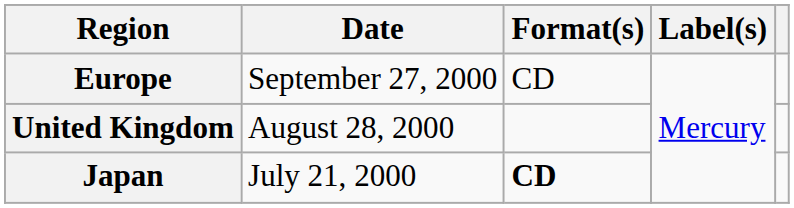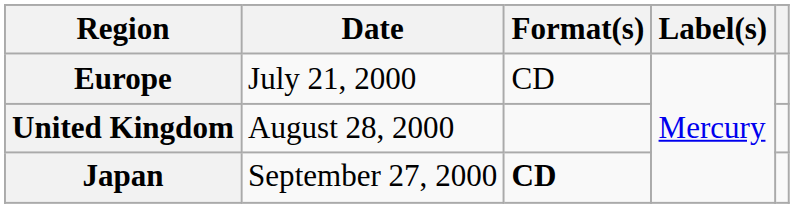(373, 78) September 27, 2000 -> (332, 78) July 21, 2000
(332, 176) July 21, 2000 -> (373, 176) September 27, 2000
